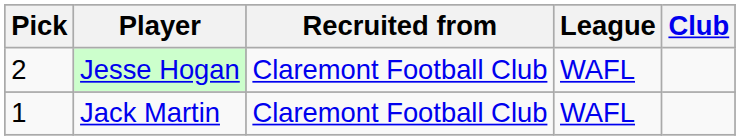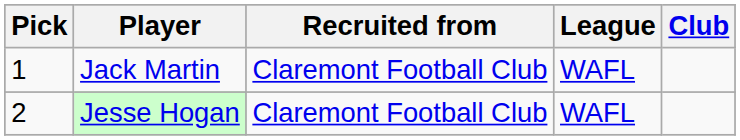rows swapped: (150, 112) <-> (160, 69)
